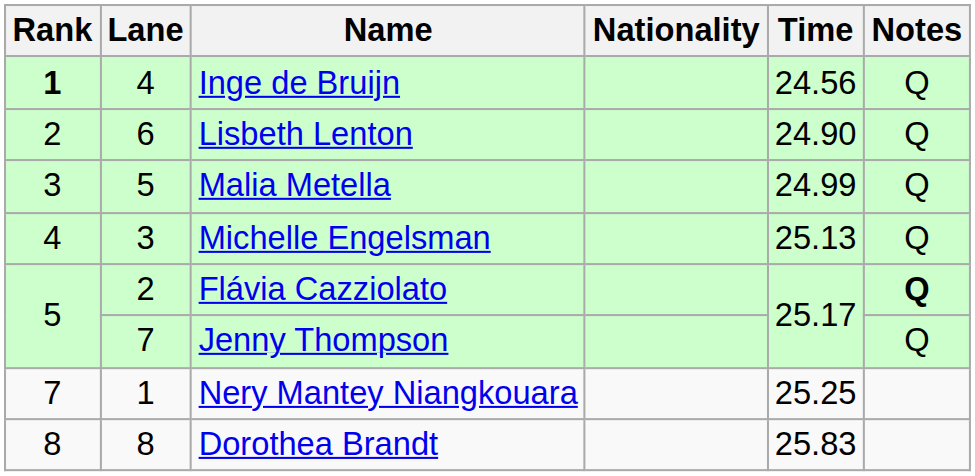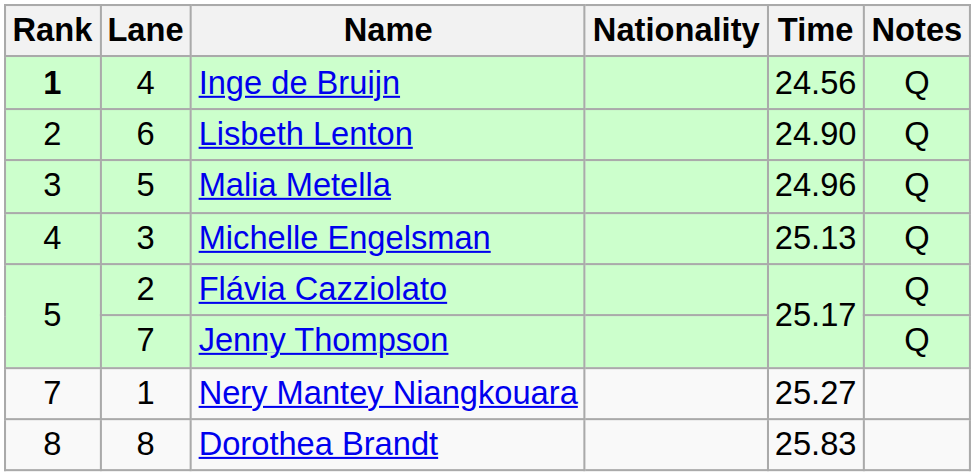(816, 185) 24.99 -> (816, 185) 24.96
(917, 289) bold -> (917, 289) normal
(816, 392) 25.25 -> (816, 392) 25.27
